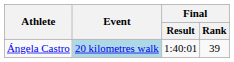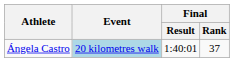(214, 49) 39 -> (214, 49) 37
